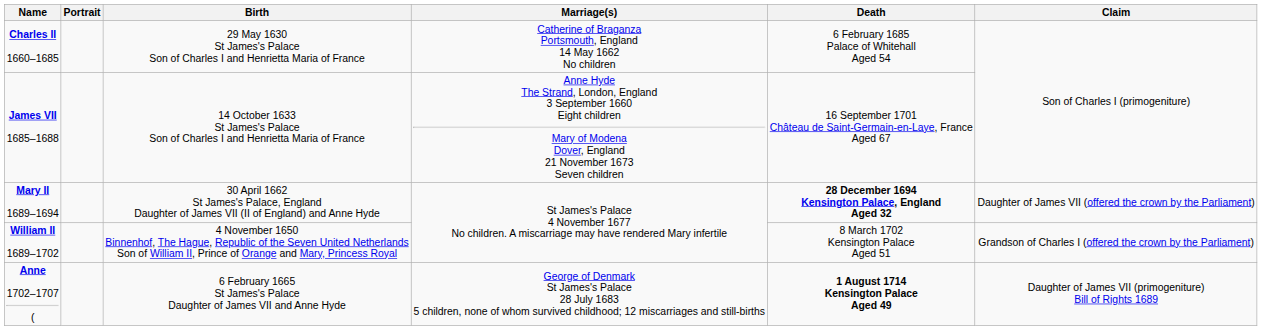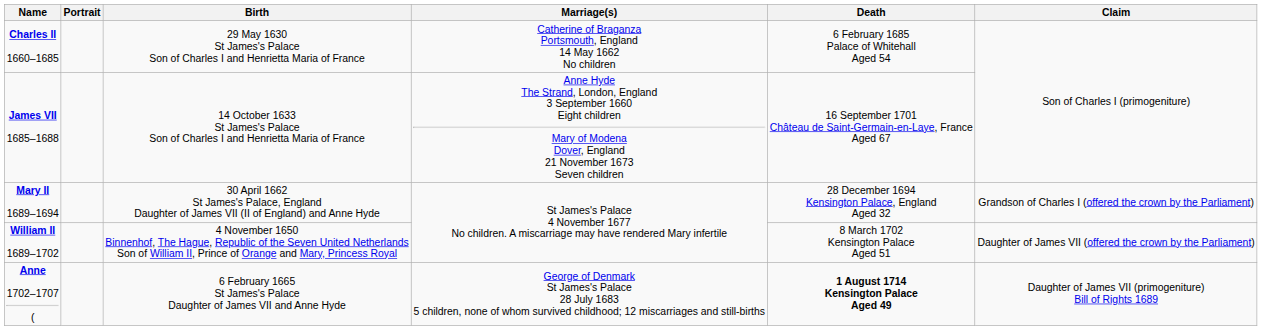(871, 202) bold -> (871, 202) normal
(1116, 202) Daughter of James VII (offered the crown by the Parliament) -> (1116, 202) Grandson of Charles I (offered the crown by the Parliament)
(1116, 242) Grandson of Charles I (offered the crown by the Parliament) -> (1116, 242) Daughter of James VII (offered the crown by the Parliament)
